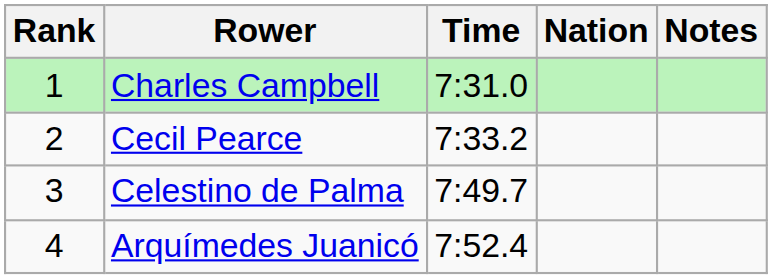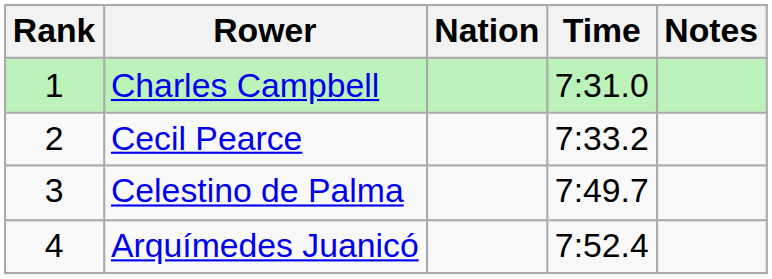columns swapped: (596, 31) <-> (481, 31)
